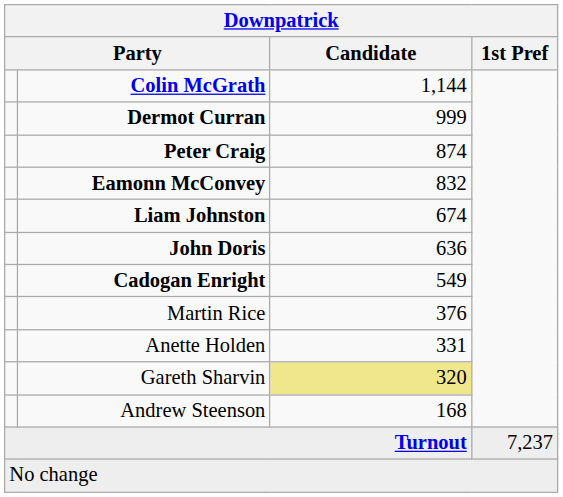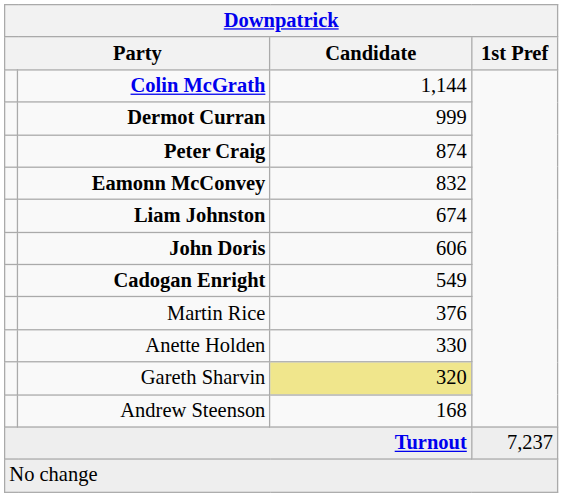(451, 248) 636 -> (451, 248) 606
(451, 345) 331 -> (451, 345) 330
